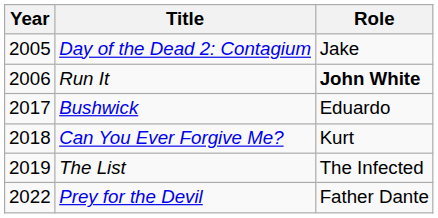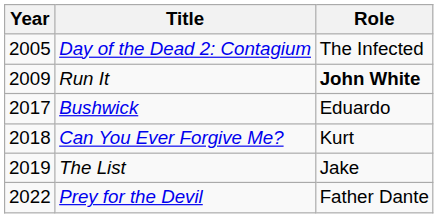(339, 49) Jake -> (372, 49) The Infected
(30, 78) 2006 -> (30, 78) 2009
(372, 167) The Infected -> (339, 167) Jake
